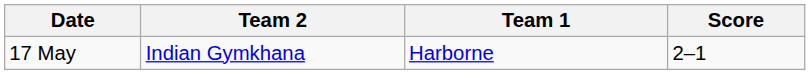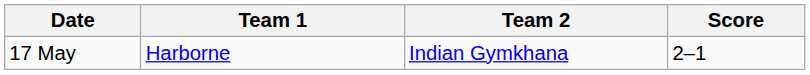columns swapped: (536, 20) <-> (273, 20)
